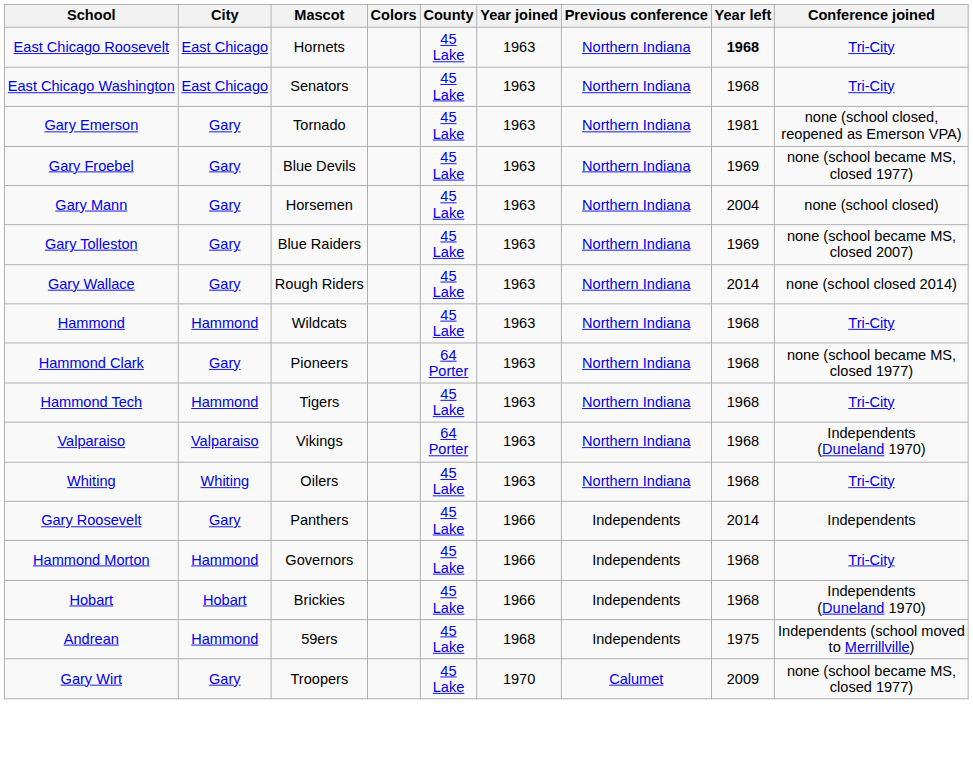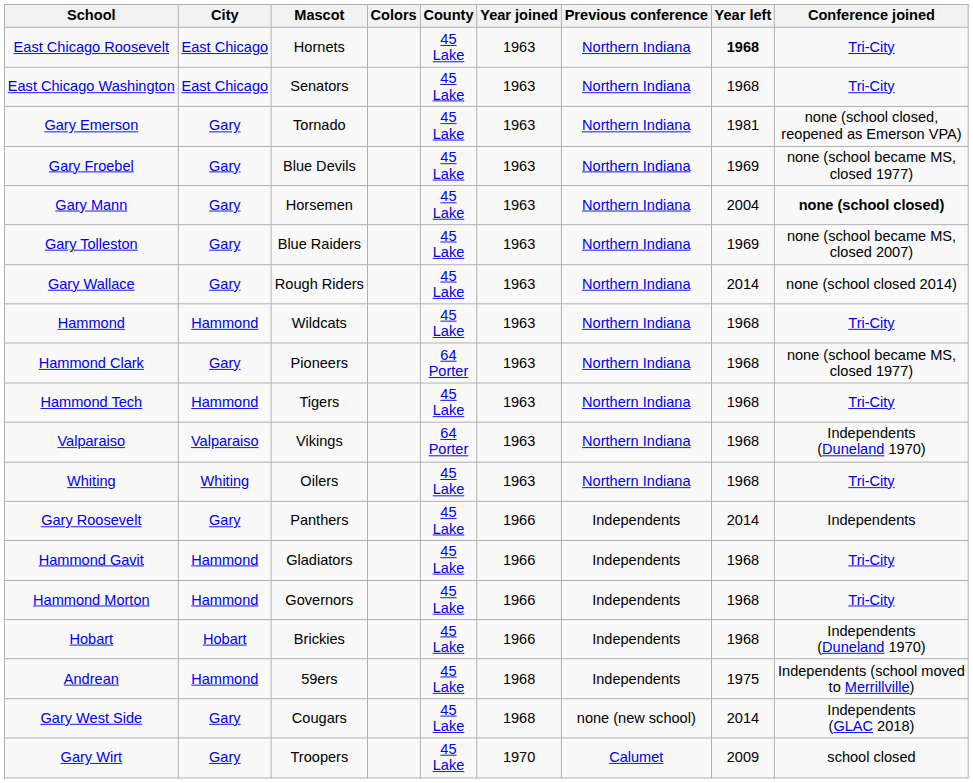(871, 205) normal -> (871, 205) bold
+ row: (91, 560)
+ row: (91, 718)
(871, 678) none (school became MS, closed 1977) -> (871, 757) school closed
